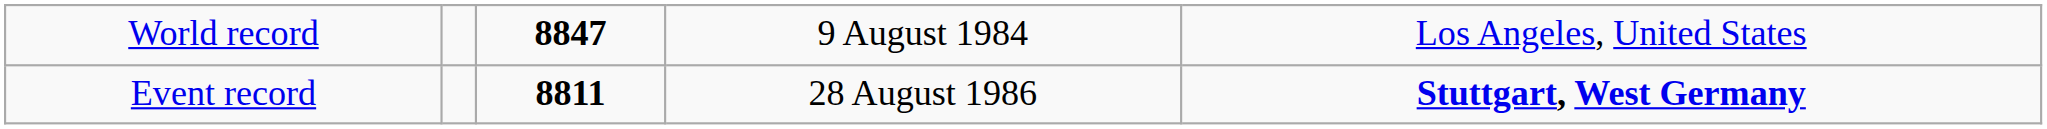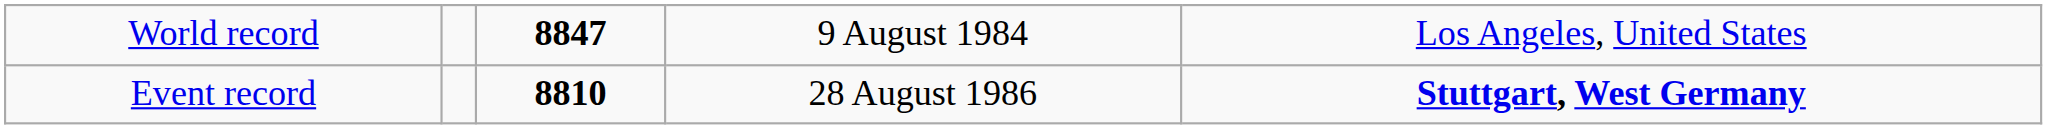(571, 93) 8811 -> (571, 93) 8810
